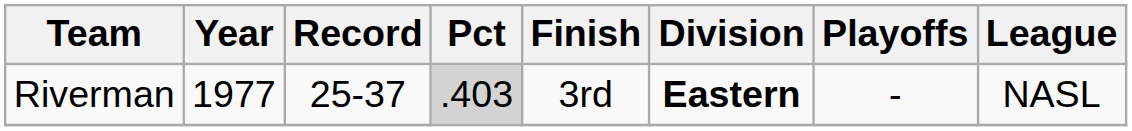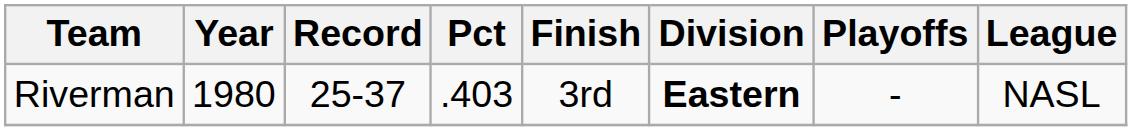(234, 93) 1977 -> (234, 93) 1980
(477, 93) lightgrey background -> (477, 93) no background
